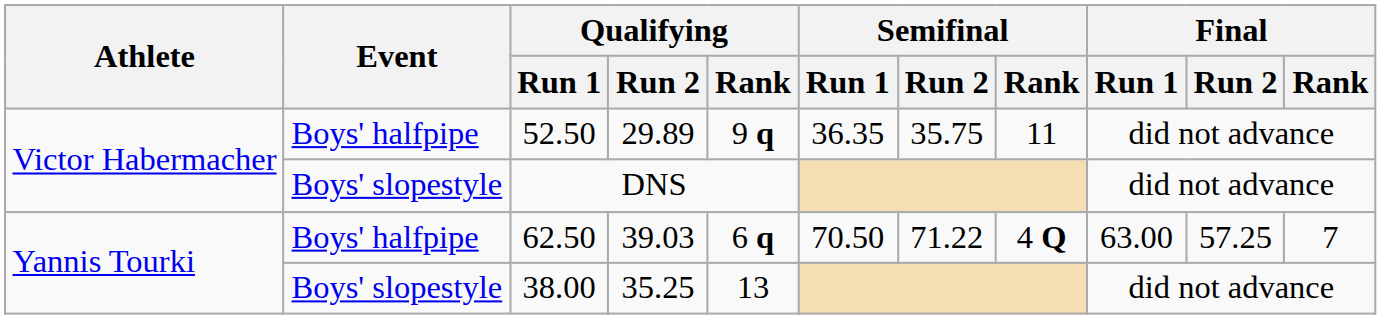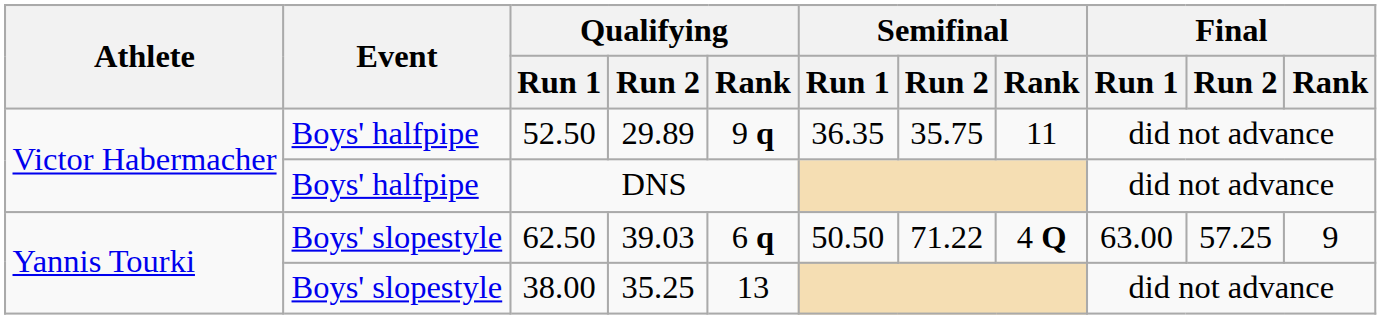(397, 184) Boys' slopestyle -> (385, 184) Boys' halfpipe
(385, 236) Boys' halfpipe -> (397, 236) Boys' slopestyle
(848, 236) 70.50 -> (848, 236) 50.50
(1330, 236) 7 -> (1330, 236) 9
